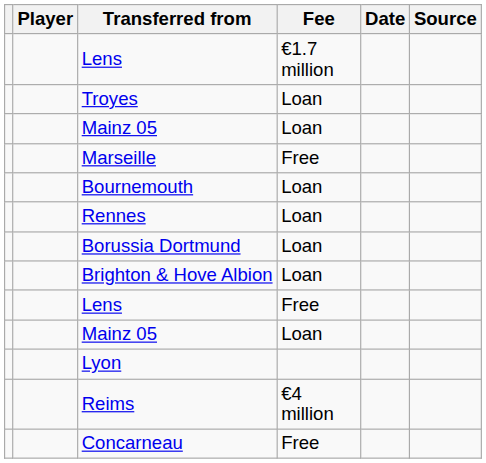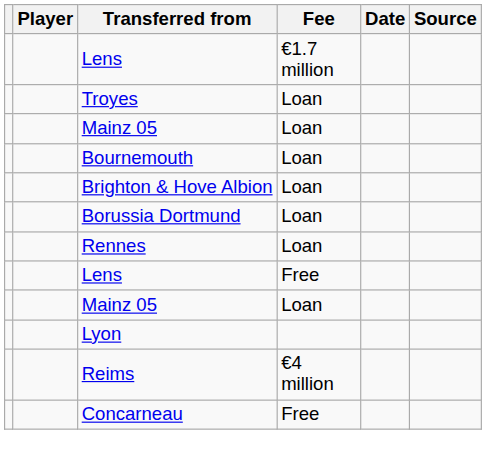- row: (119, 157)
rows swapped: (177, 275) <-> (114, 216)
